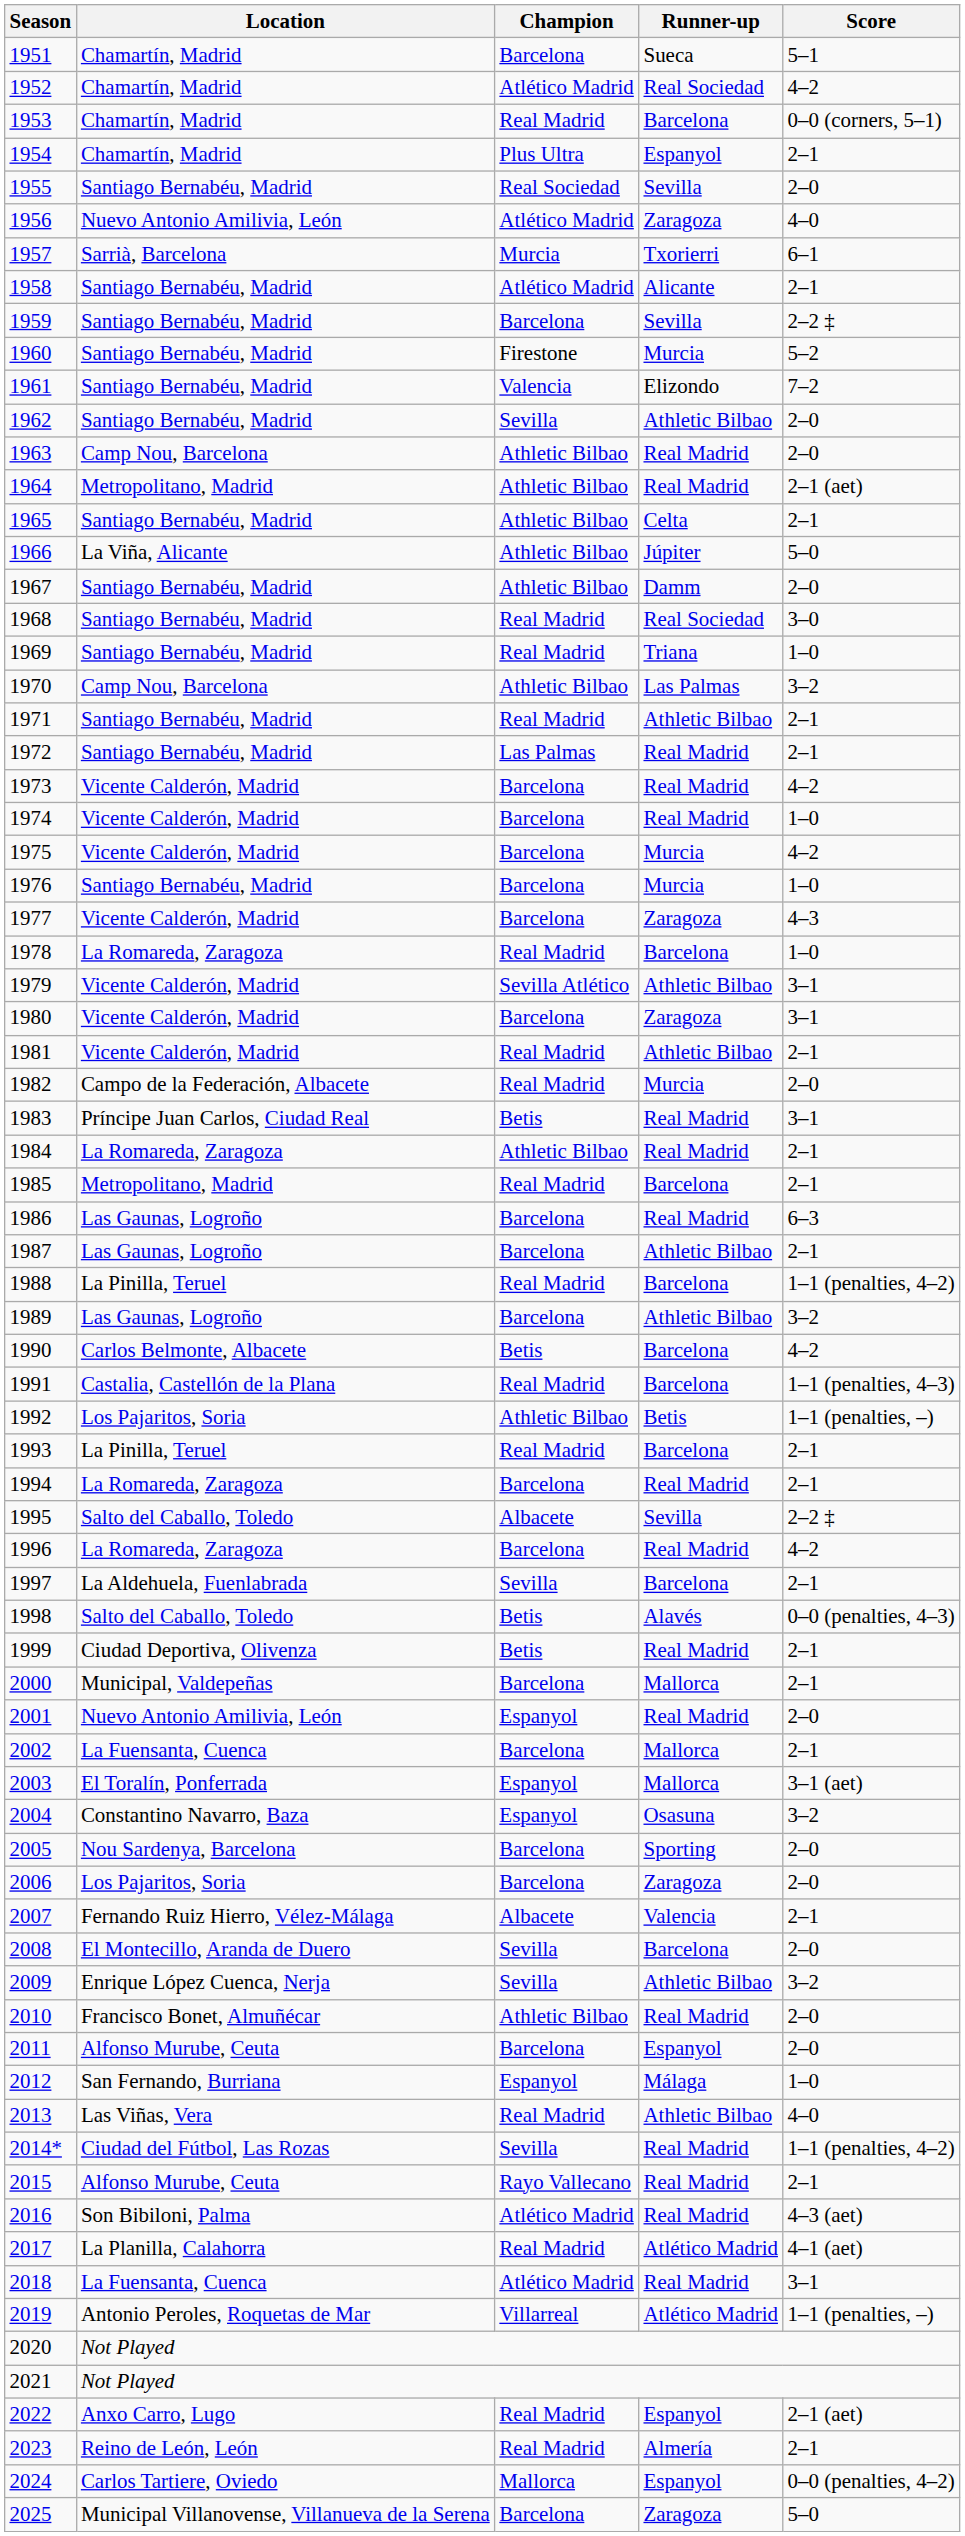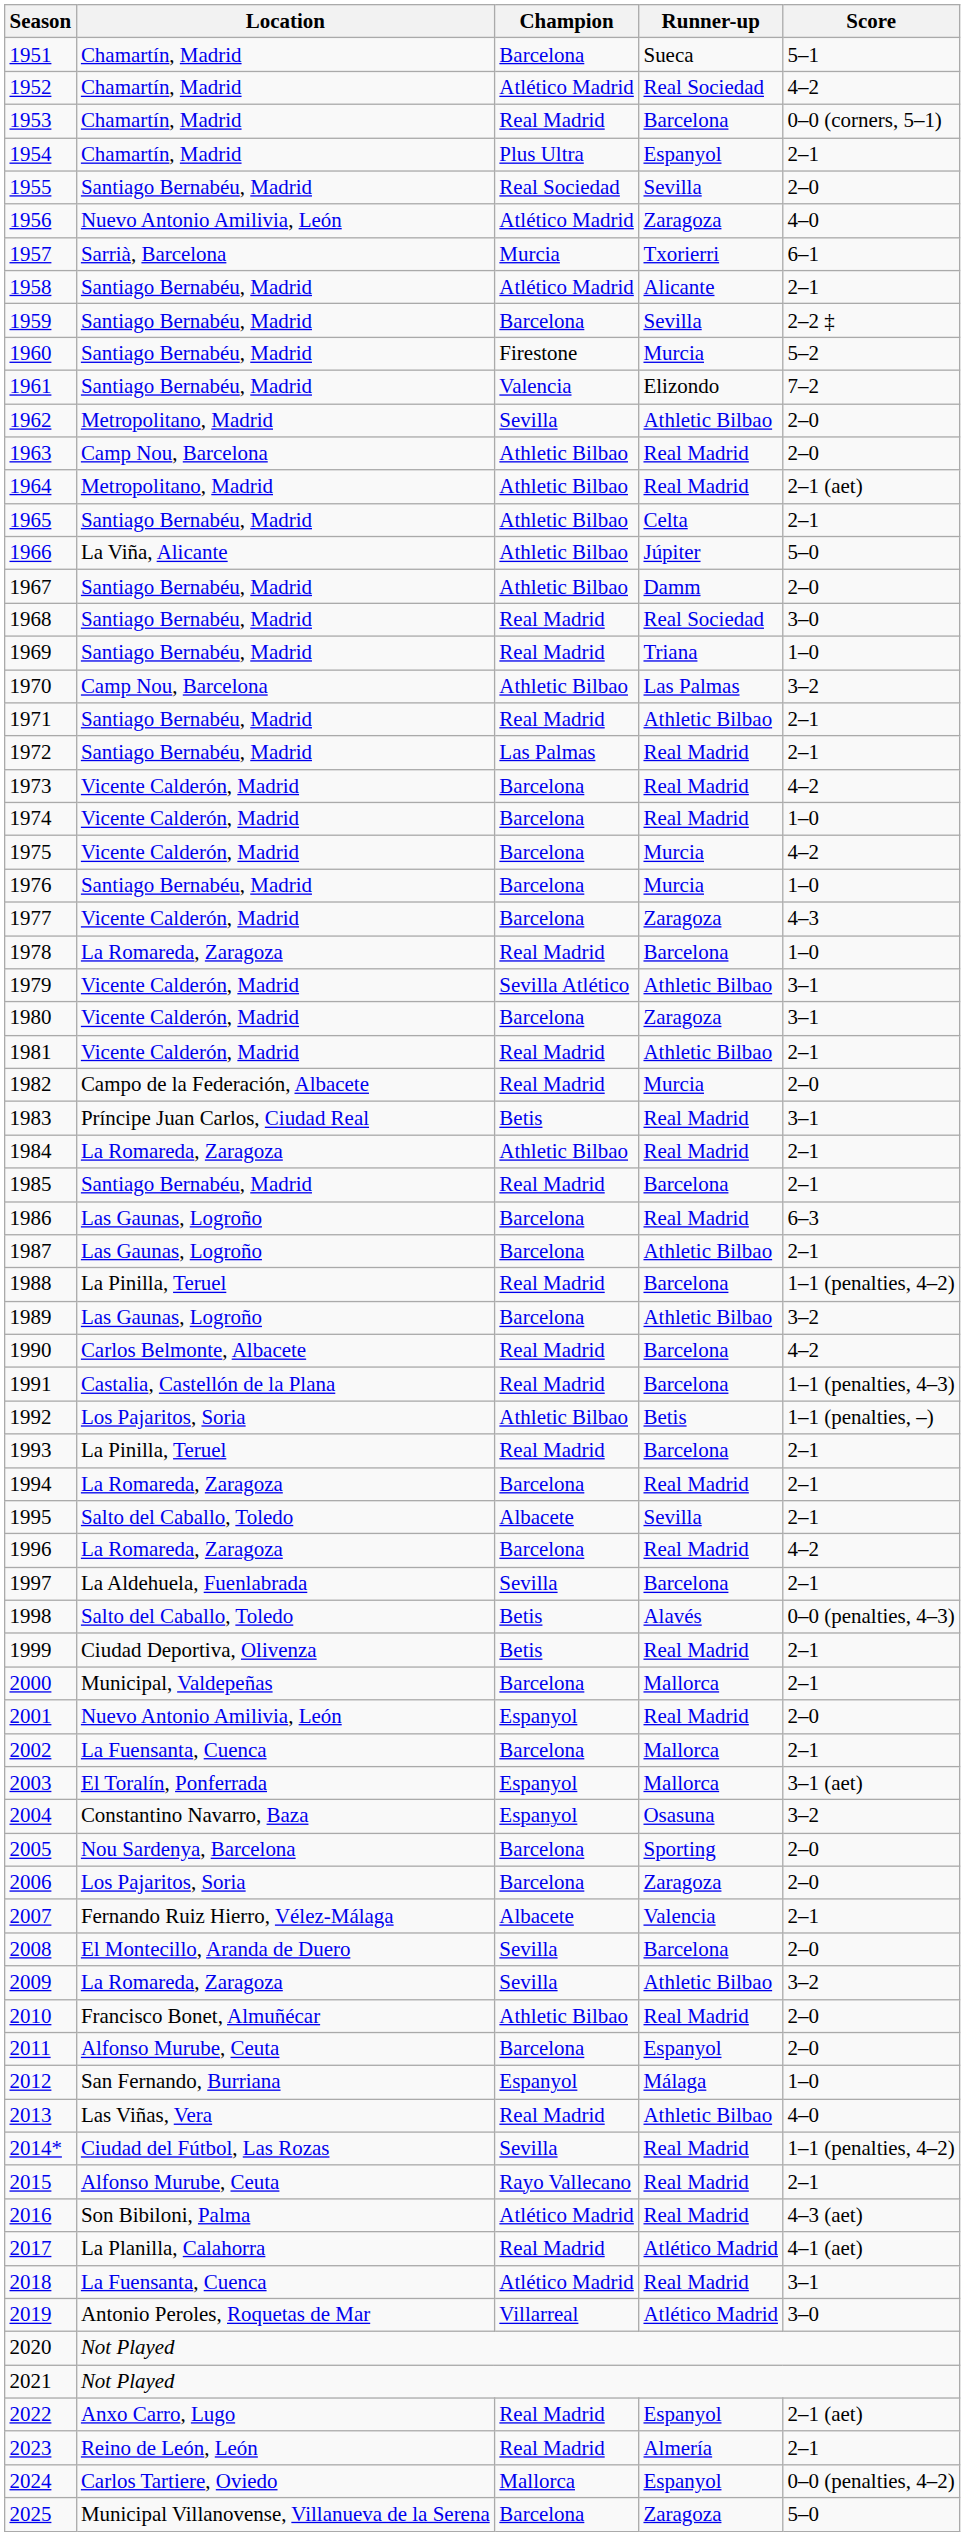(196, 420) Santiago Bernabéu, Madrid -> (177, 420) Metropolitano, Madrid
(177, 1184) Metropolitano, Madrid -> (196, 1184) Santiago Bernabéu, Madrid
(521, 1350) Betis -> (552, 1350) Real Madrid
(811, 1516) 2–2 ‡ -> (803, 1516) 2–1
(205, 1982) Enrique López Cuenca, Nerja -> (182, 1982) La Romareda, Zaragoza
(861, 2314) 1–1 (penalties, –) -> (803, 2314) 3–0
